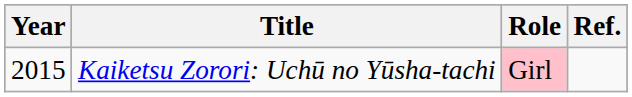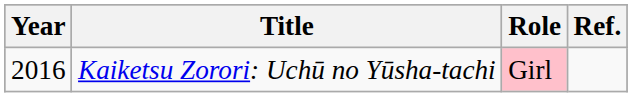(38, 69) 2015 -> (38, 69) 2016
